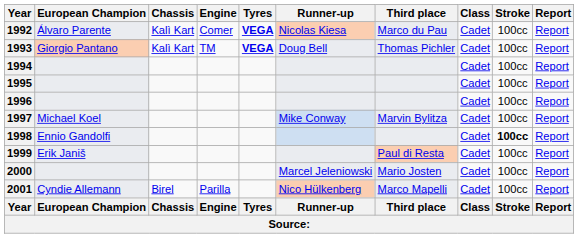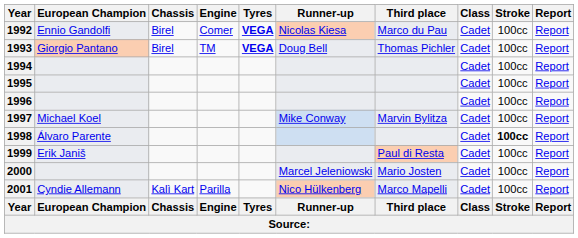(74, 30) Álvaro Parente -> (74, 30) Ennio Gandolfi
(173, 30) Kalì Kart -> (163, 30) Birel
(173, 48) Kalì Kart -> (163, 48) Birel
(74, 136) Ennio Gandolfi -> (74, 136) Álvaro Parente
(163, 189) Birel -> (173, 189) Kalì Kart
